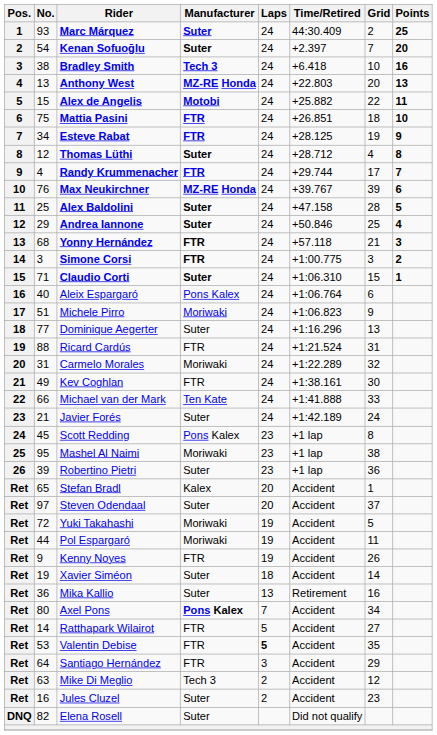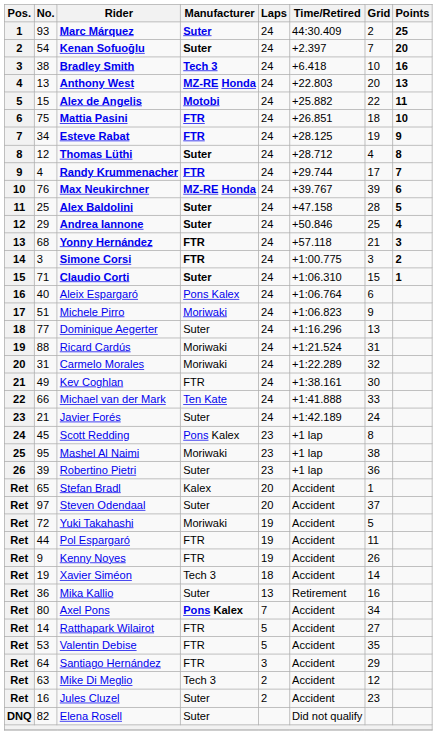(194, 347) FTR -> (205, 347) Moriwaki
(205, 540) Moriwaki -> (194, 540) FTR
(196, 575) Suter -> (200, 575) Tech 3
(264, 646) bold -> (264, 646) normal
